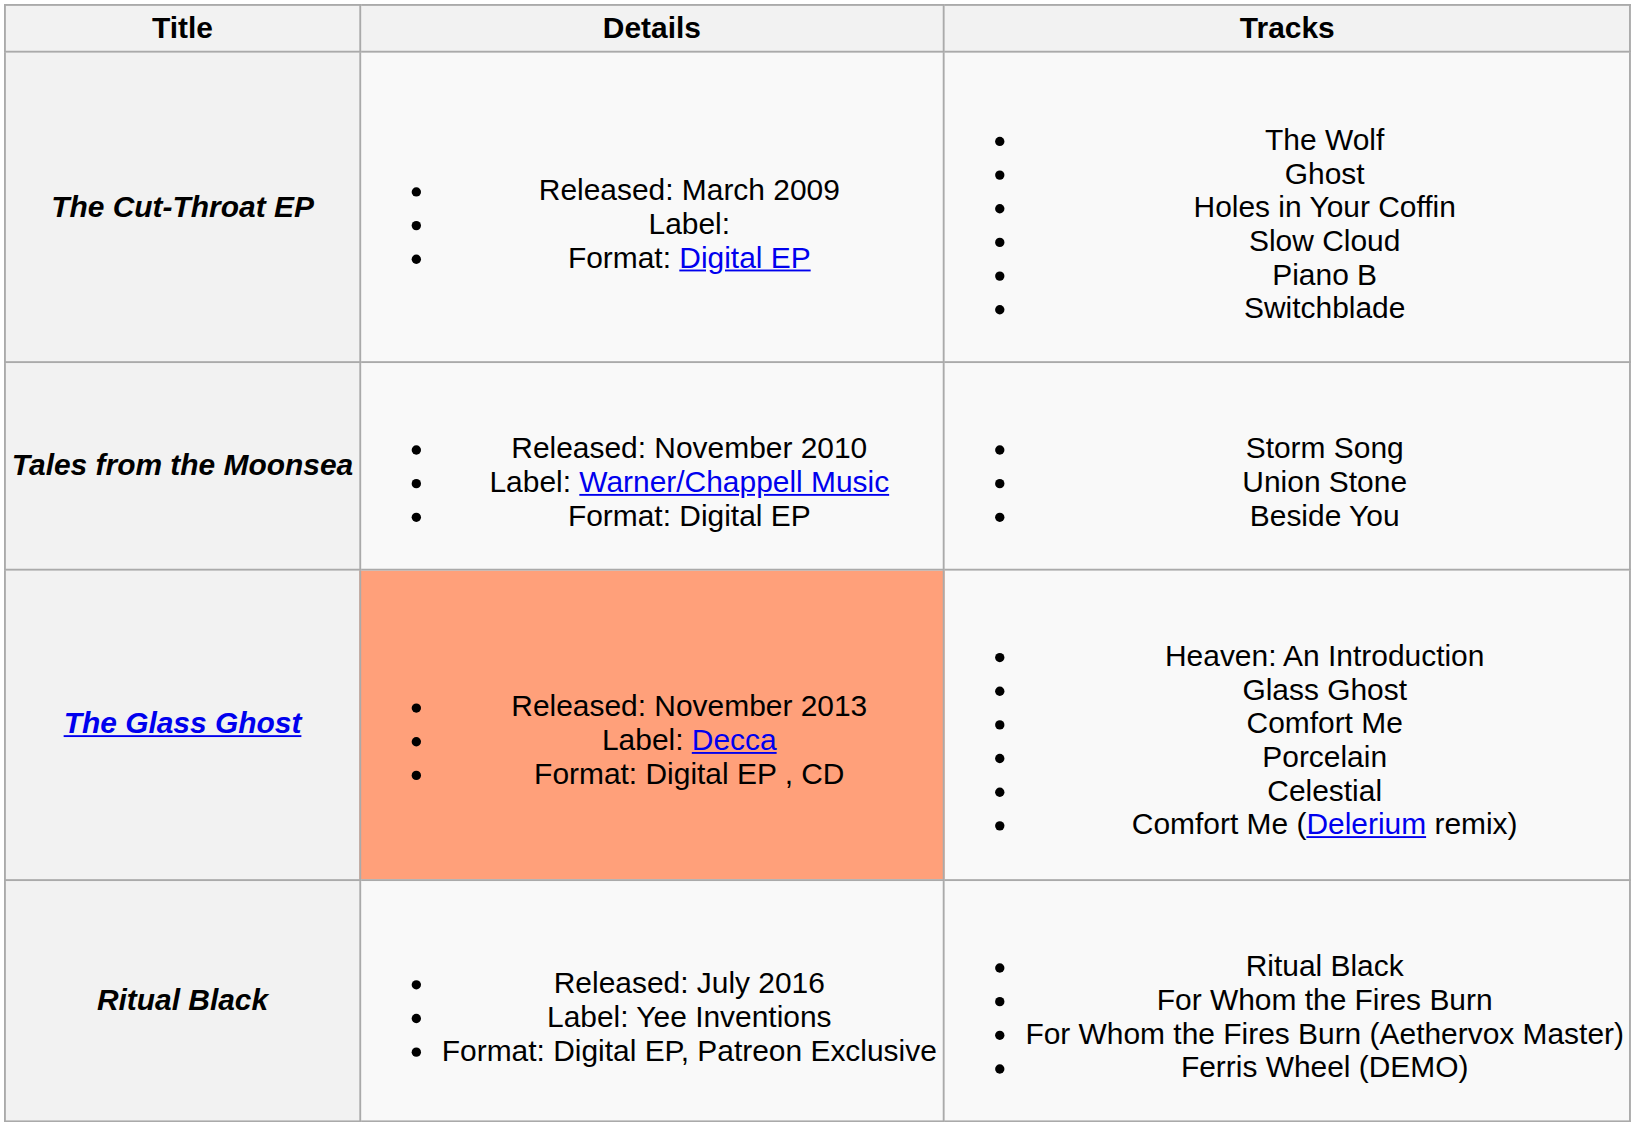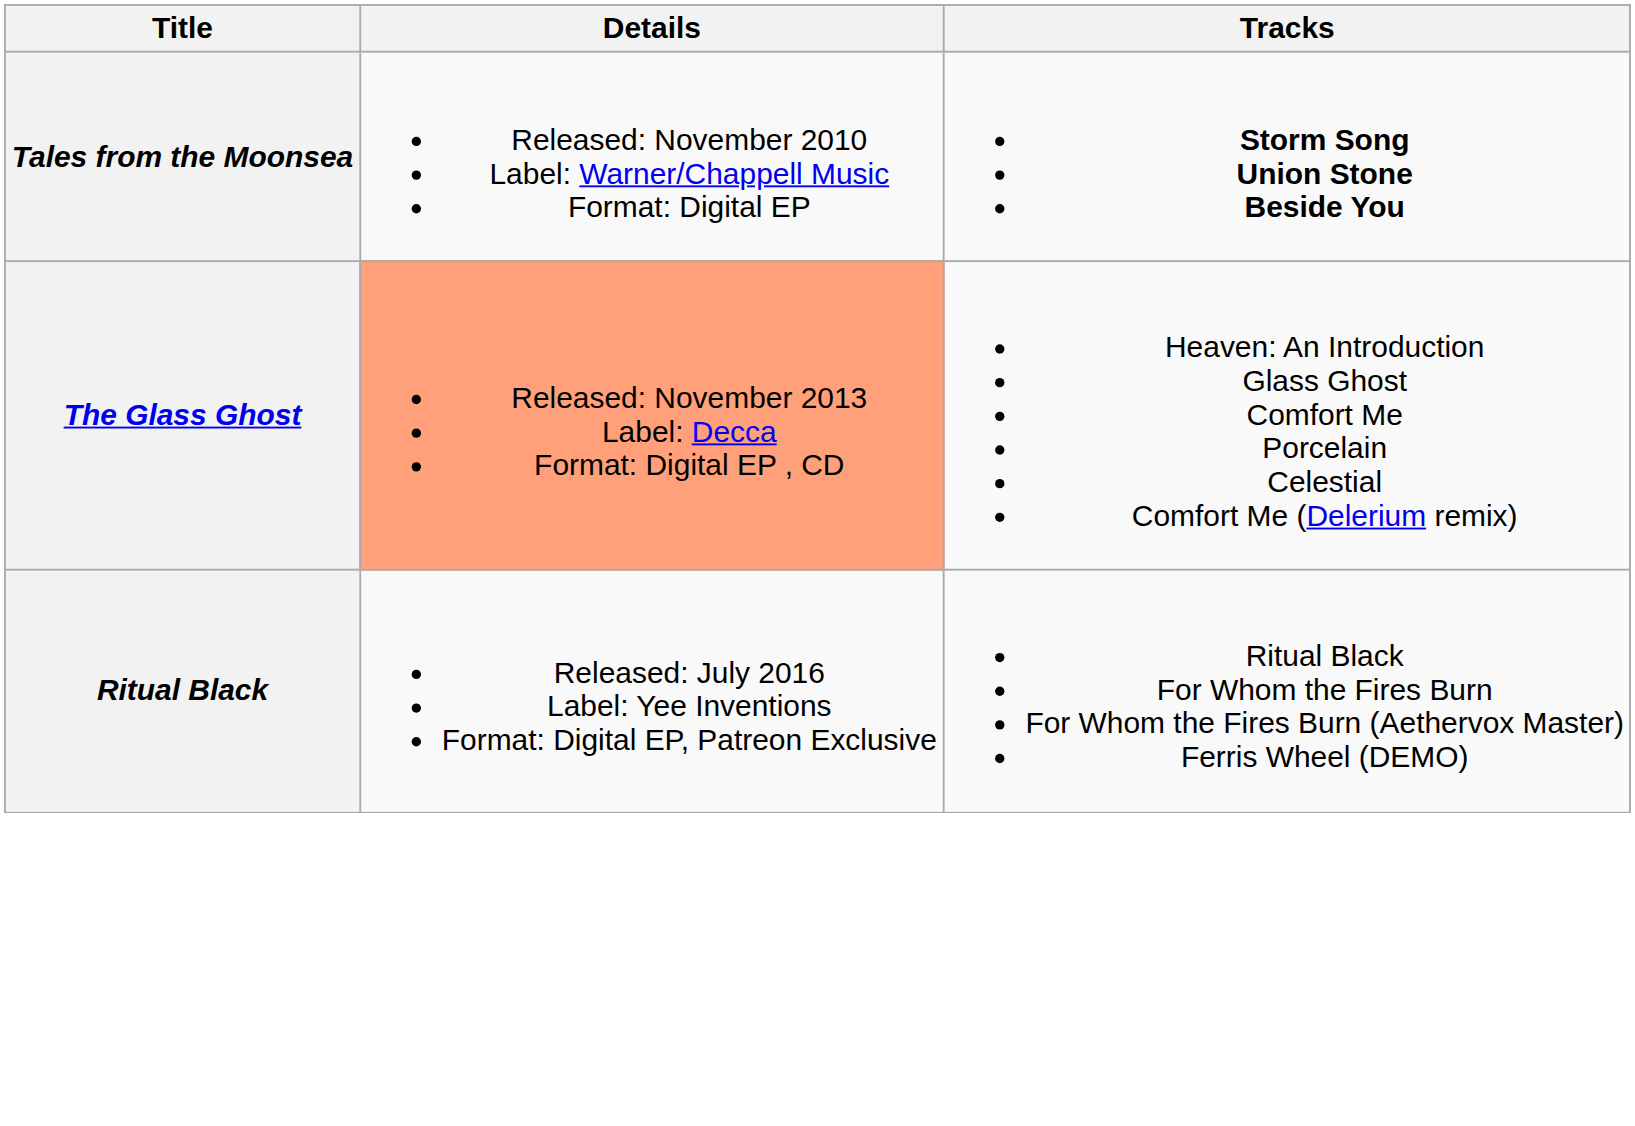- row: (183, 206)
(1287, 483) normal -> (1287, 173) bold
